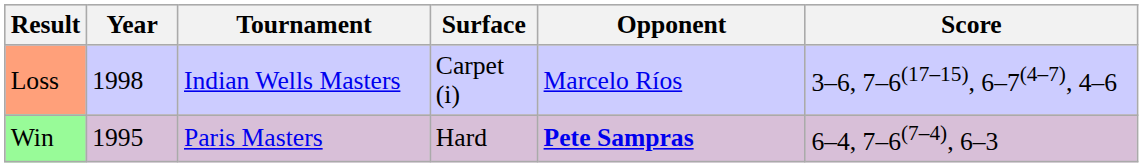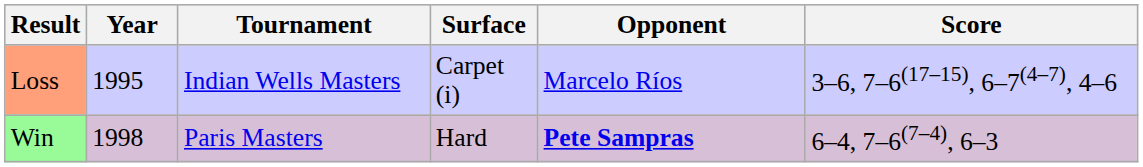(118, 79) 1998 -> (118, 79) 1995
(118, 138) 1995 -> (118, 138) 1998
